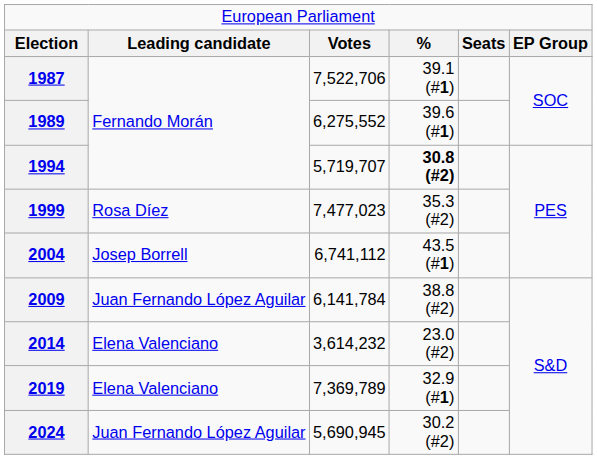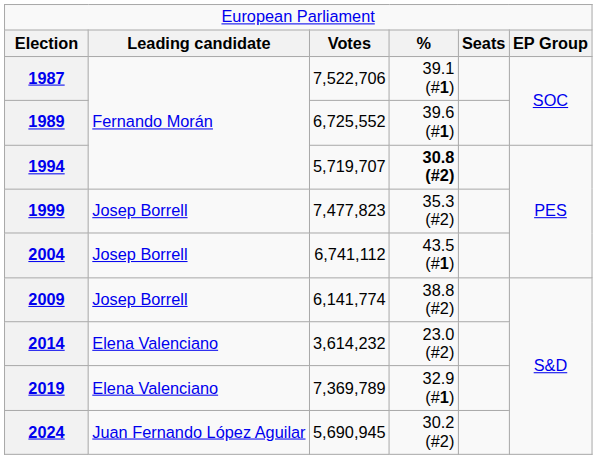(349, 122) 6,275,552 -> (349, 122) 6,725,552
(130, 211) Rosa Díez -> (140, 211) Josep Borrell
(349, 211) 7,477,023 -> (349, 211) 7,477,823
(199, 299) Juan Fernando López Aguilar -> (140, 299) Josep Borrell
(349, 299) 6,141,784 -> (349, 299) 6,141,774
